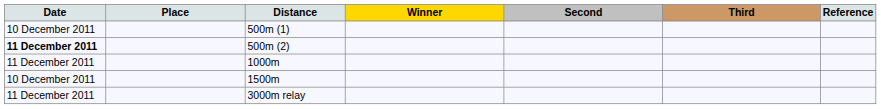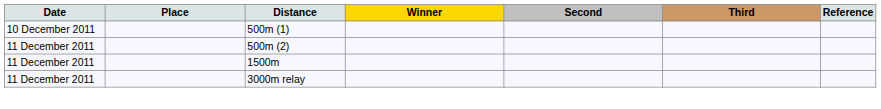(52, 46) bold -> (51, 46) normal
- row: (264, 62)
(51, 79) 10 December 2011 -> (51, 62) 11 December 2011
